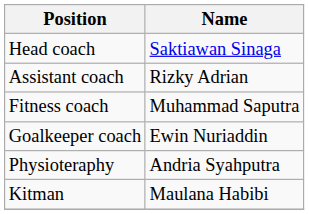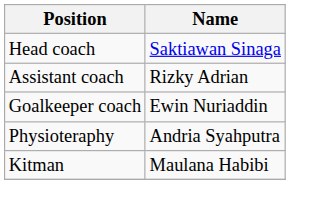- row: (59, 106)
